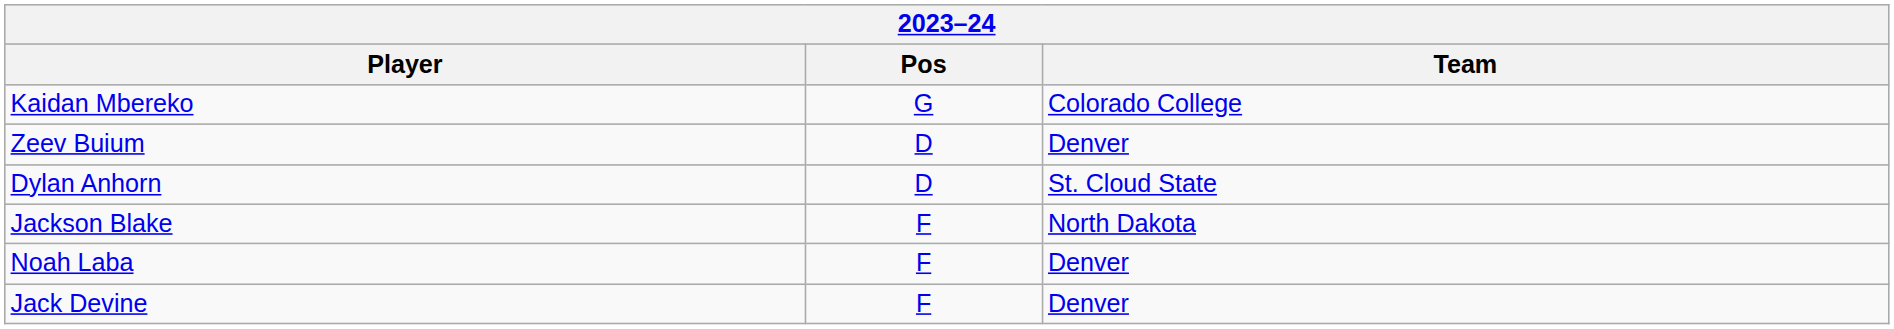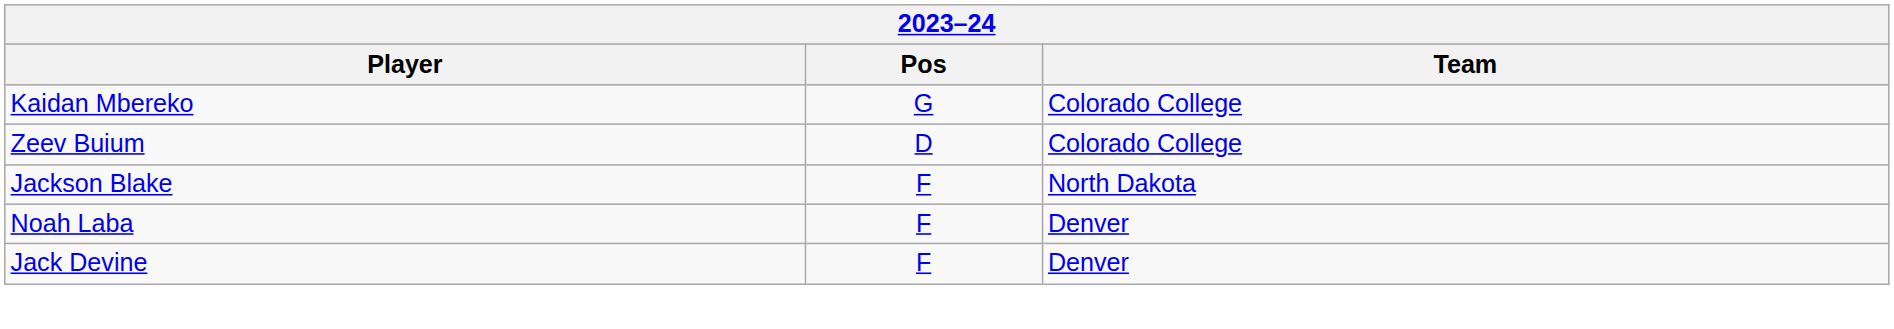(1088, 143) Denver -> (1145, 143) Colorado College
- row: (86, 183)
